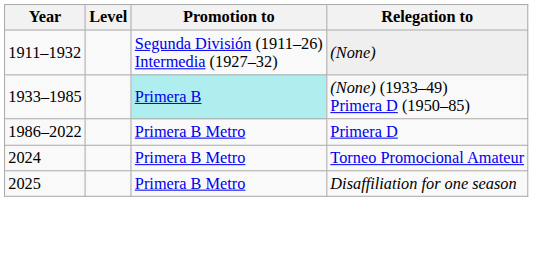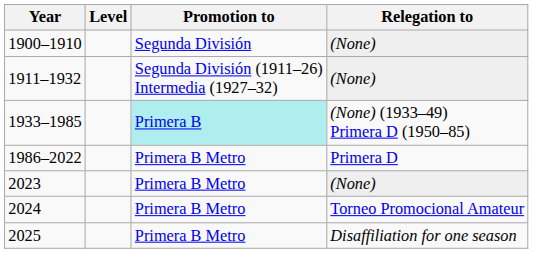+ row: (45, 43)
+ row: (25, 183)
